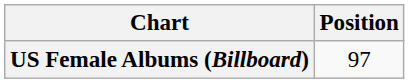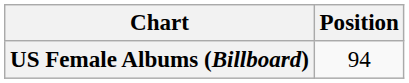(359, 59) 97 -> (359, 59) 94
